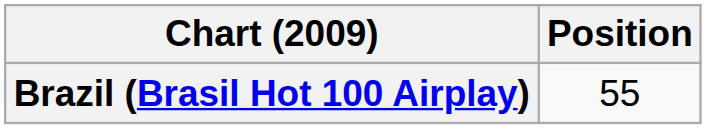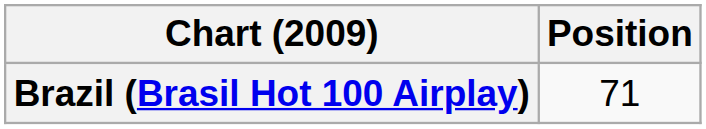(620, 92) 55 -> (620, 92) 71
